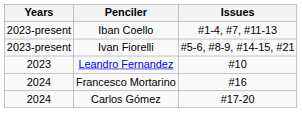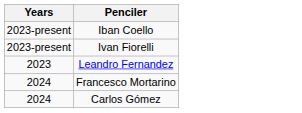- column: (238, 13)
